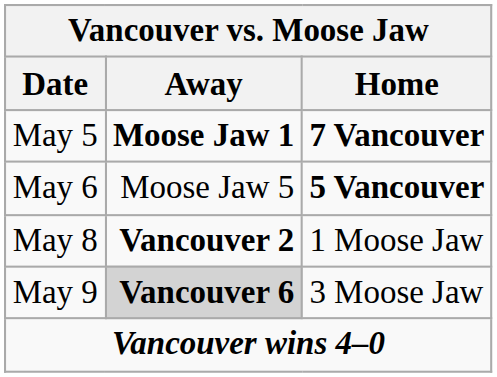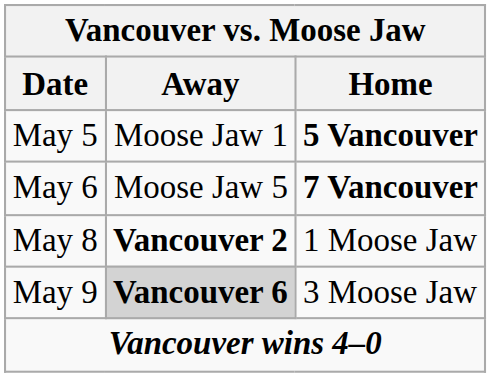(204, 135) bold -> (201, 135) normal
(397, 135) 7 Vancouver -> (391, 135) 5 Vancouver
(397, 187) 5 Vancouver -> (391, 187) 7 Vancouver
